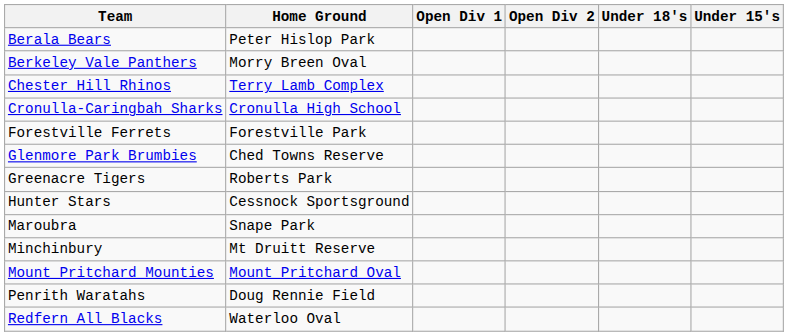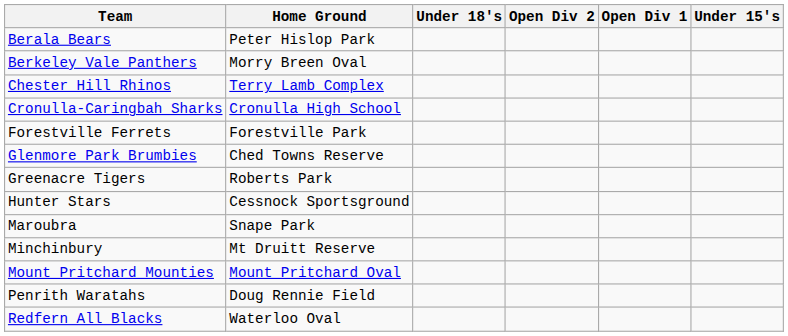columns swapped: (459, 16) <-> (644, 16)
